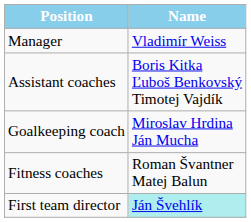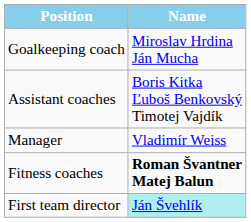rows swapped: (35, 40) <-> (66, 131)
(183, 172) normal -> (187, 172) bold
